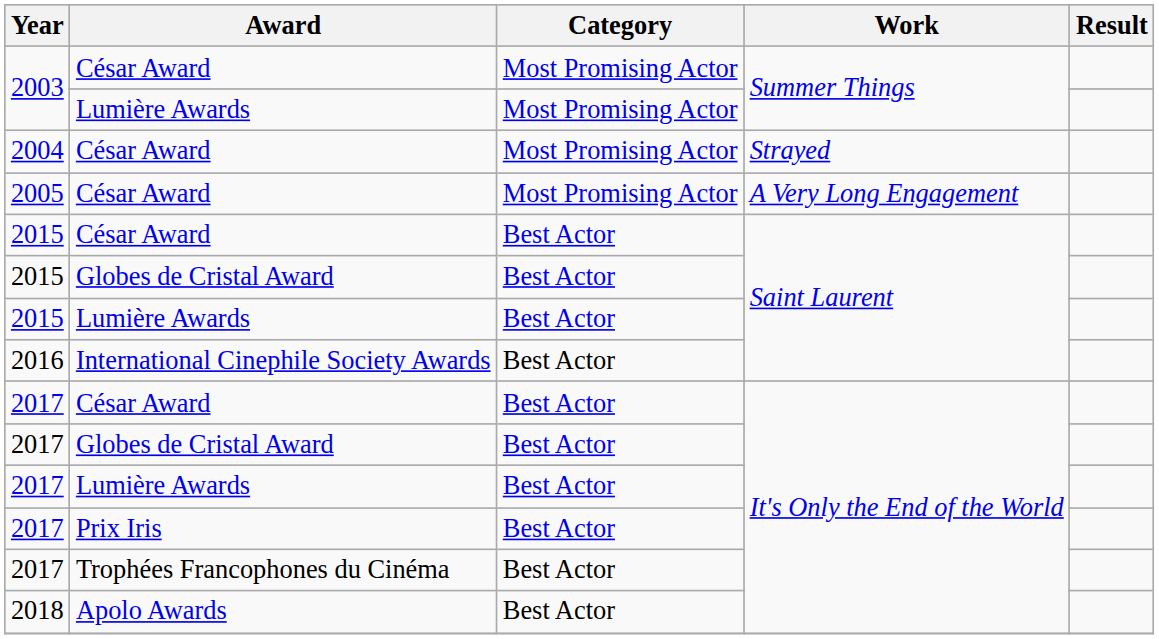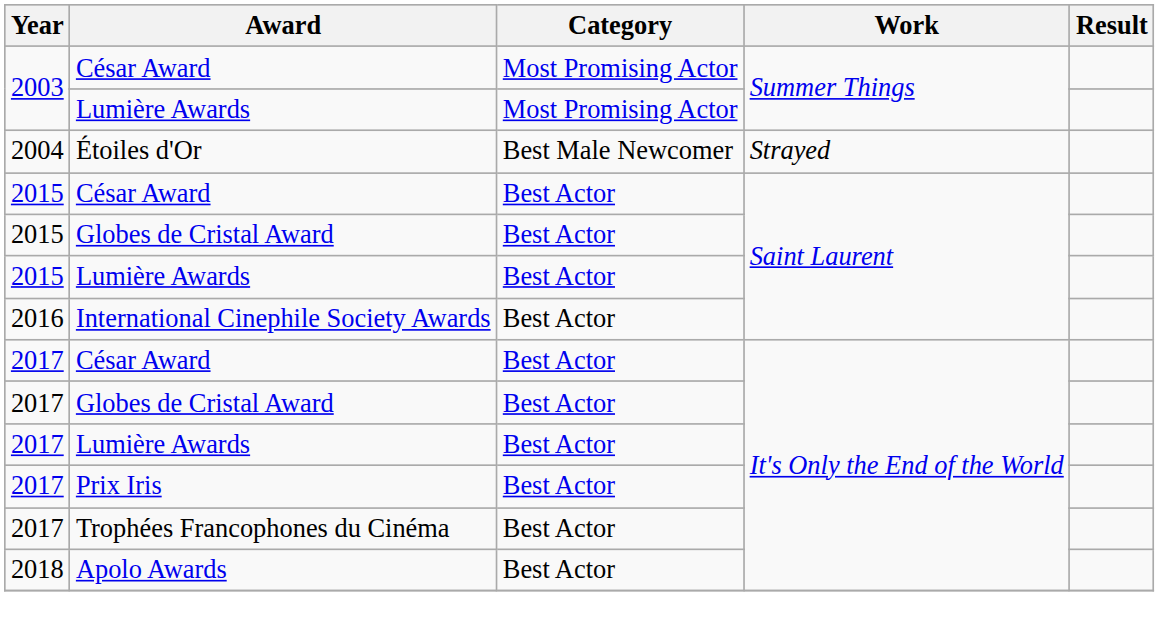- row: (37, 151)
+ row: (37, 151)
- row: (37, 192)
